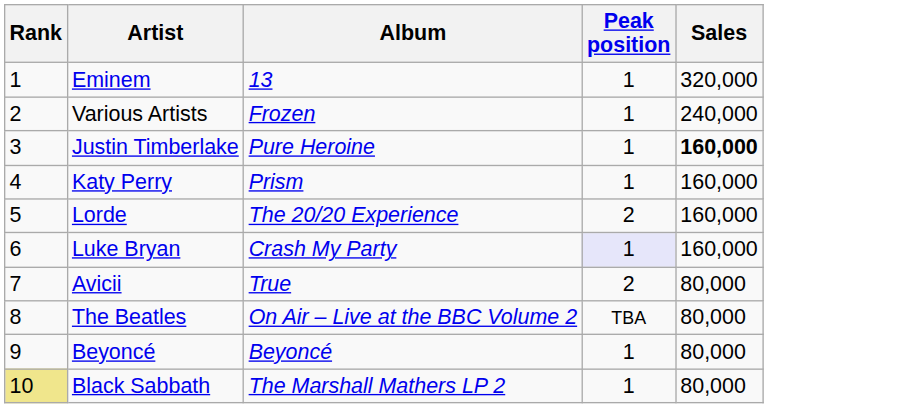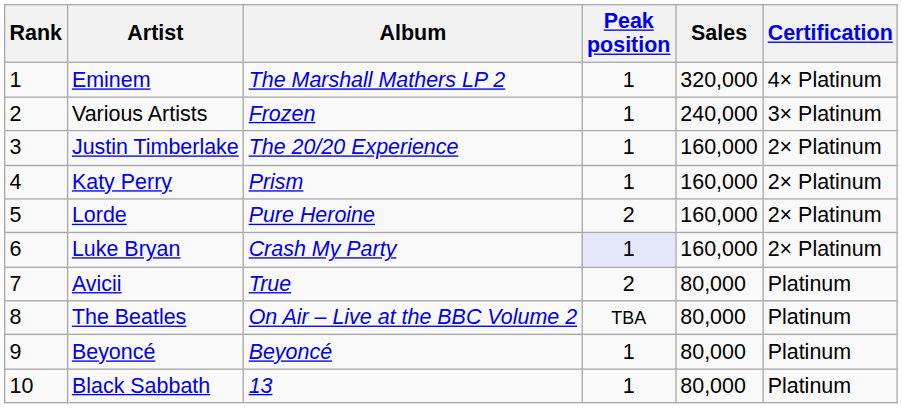+ column: (830, 33)
(261, 79) 13 -> (377, 79) The Marshall Mathers LP 2
(312, 147) Pure Heroine -> (354, 147) The 20/20 Experience
(719, 147) bold -> (719, 147) normal
(354, 215) The 20/20 Experience -> (312, 215) Pure Heroine
(22, 385) khaki background -> (22, 385) no background
(377, 385) The Marshall Mathers LP 2 -> (261, 385) 13
